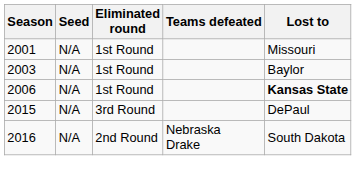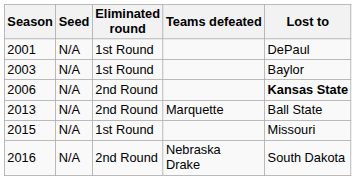(291, 49) Missouri -> (289, 49) DePaul
(124, 89) 1st Round -> (127, 89) 2nd Round
+ row: (22, 110)
(125, 110) 3rd Round -> (124, 130) 1st Round
(289, 110) DePaul -> (291, 130) Missouri
